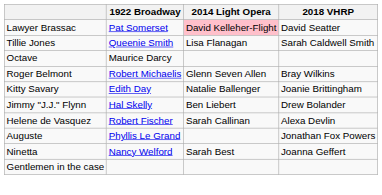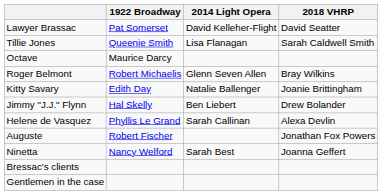(231, 27) pink background -> (231, 27) no background
(141, 120) Robert Fischer -> (145, 120) Phyllis Le Grand
(145, 136) Phyllis Le Grand -> (141, 136) Robert Fischer
+ row: (43, 167)
